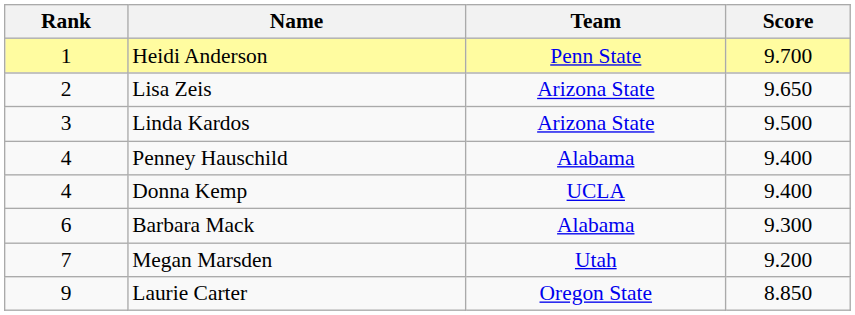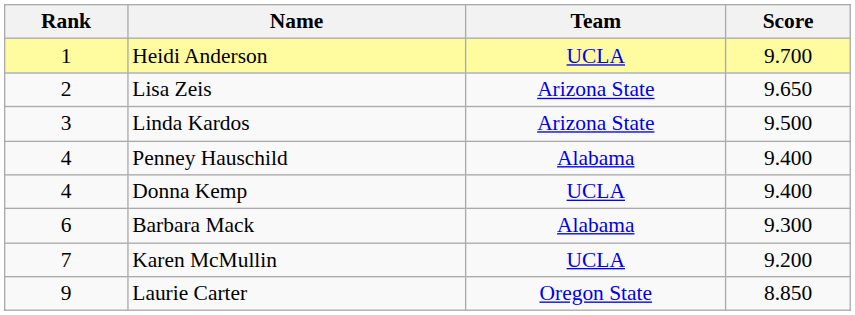(596, 55) Penn State -> (596, 55) UCLA
+ row: (205, 259)
- row: (202, 259)
